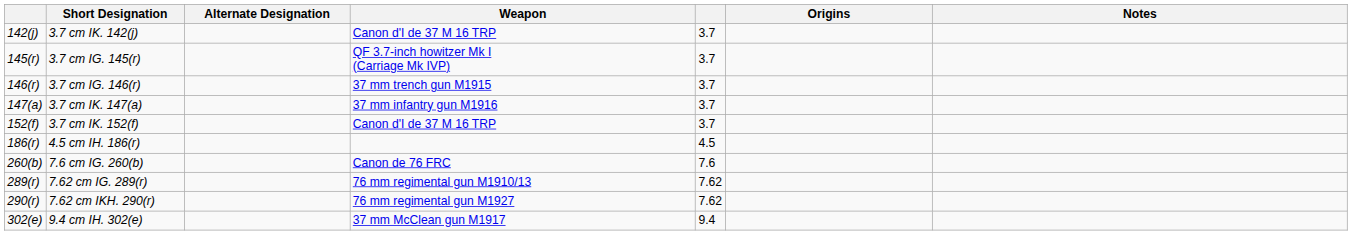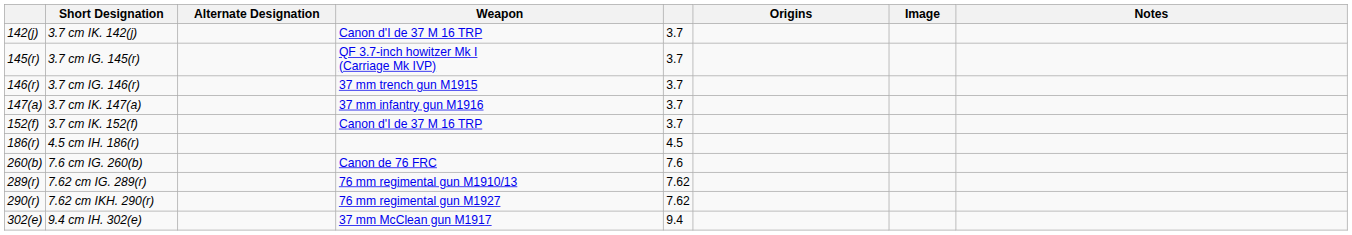+ column: (922, 14)
